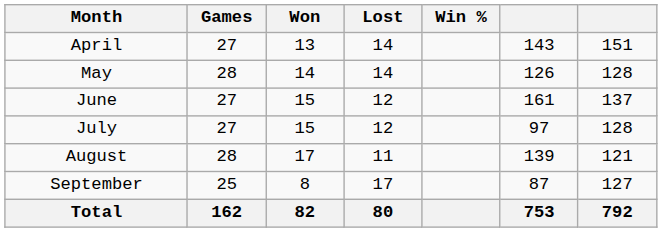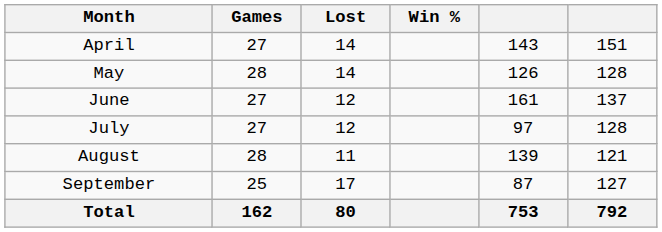- column: (305, 19)
